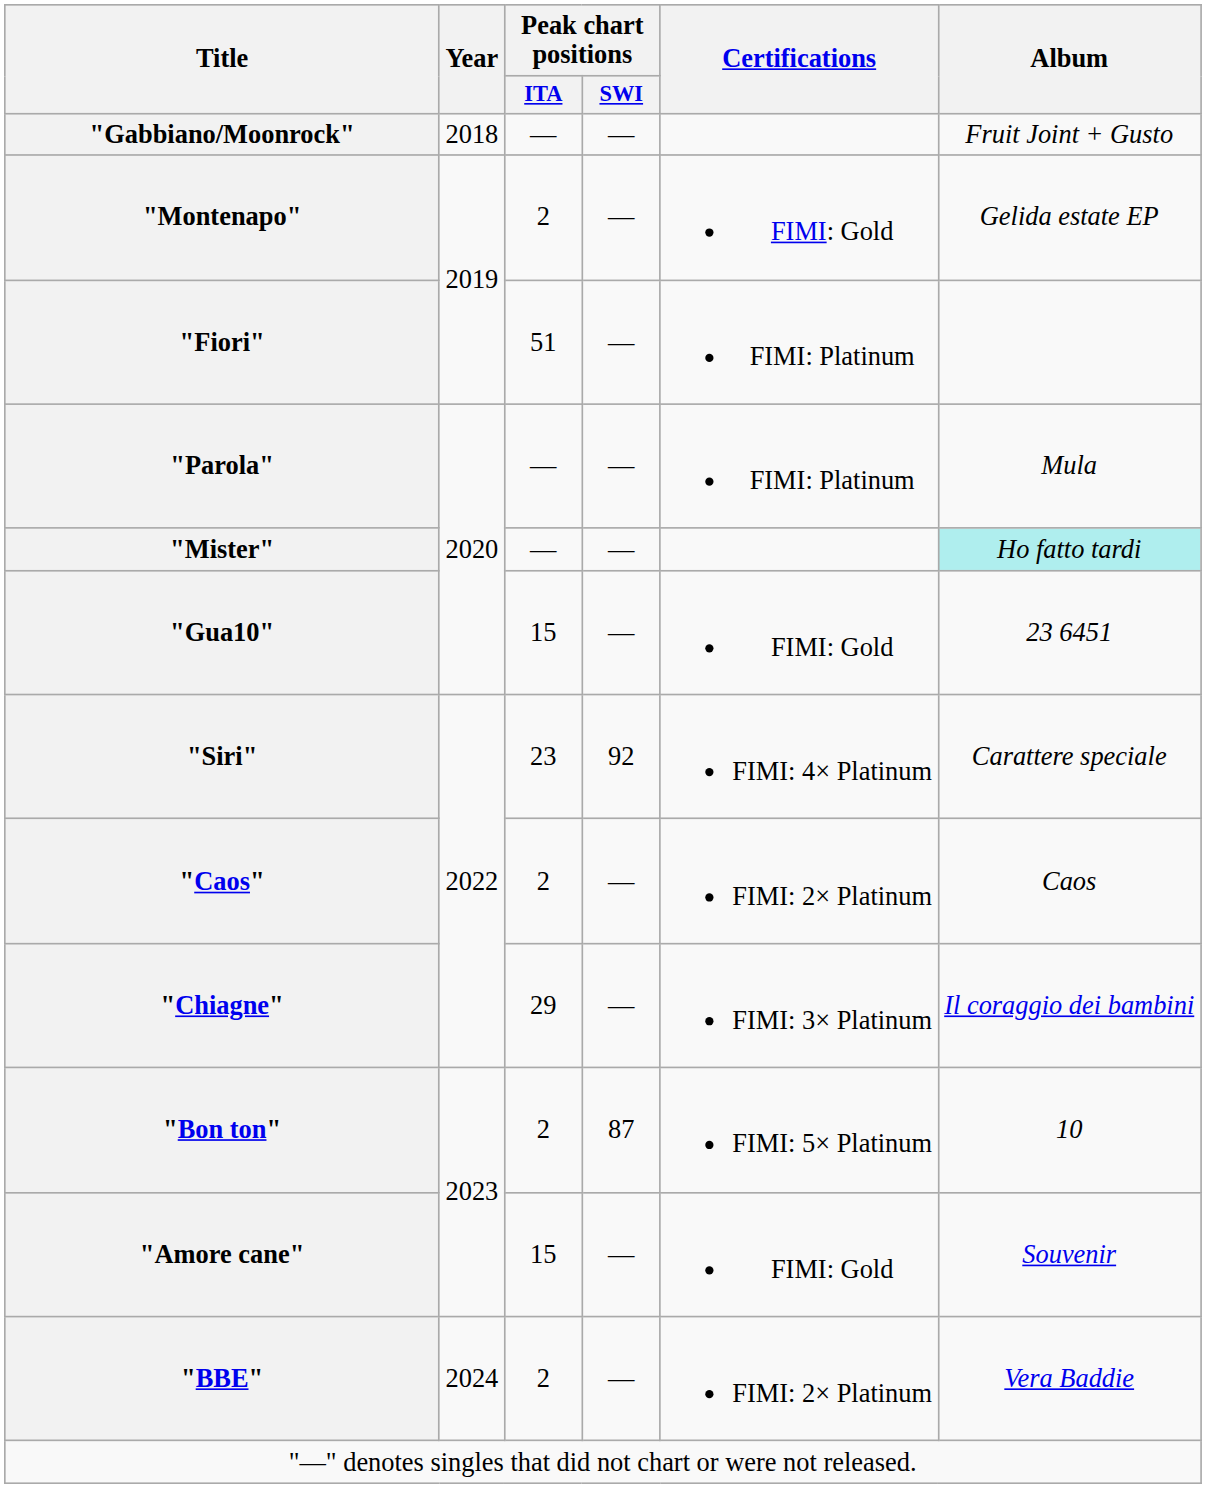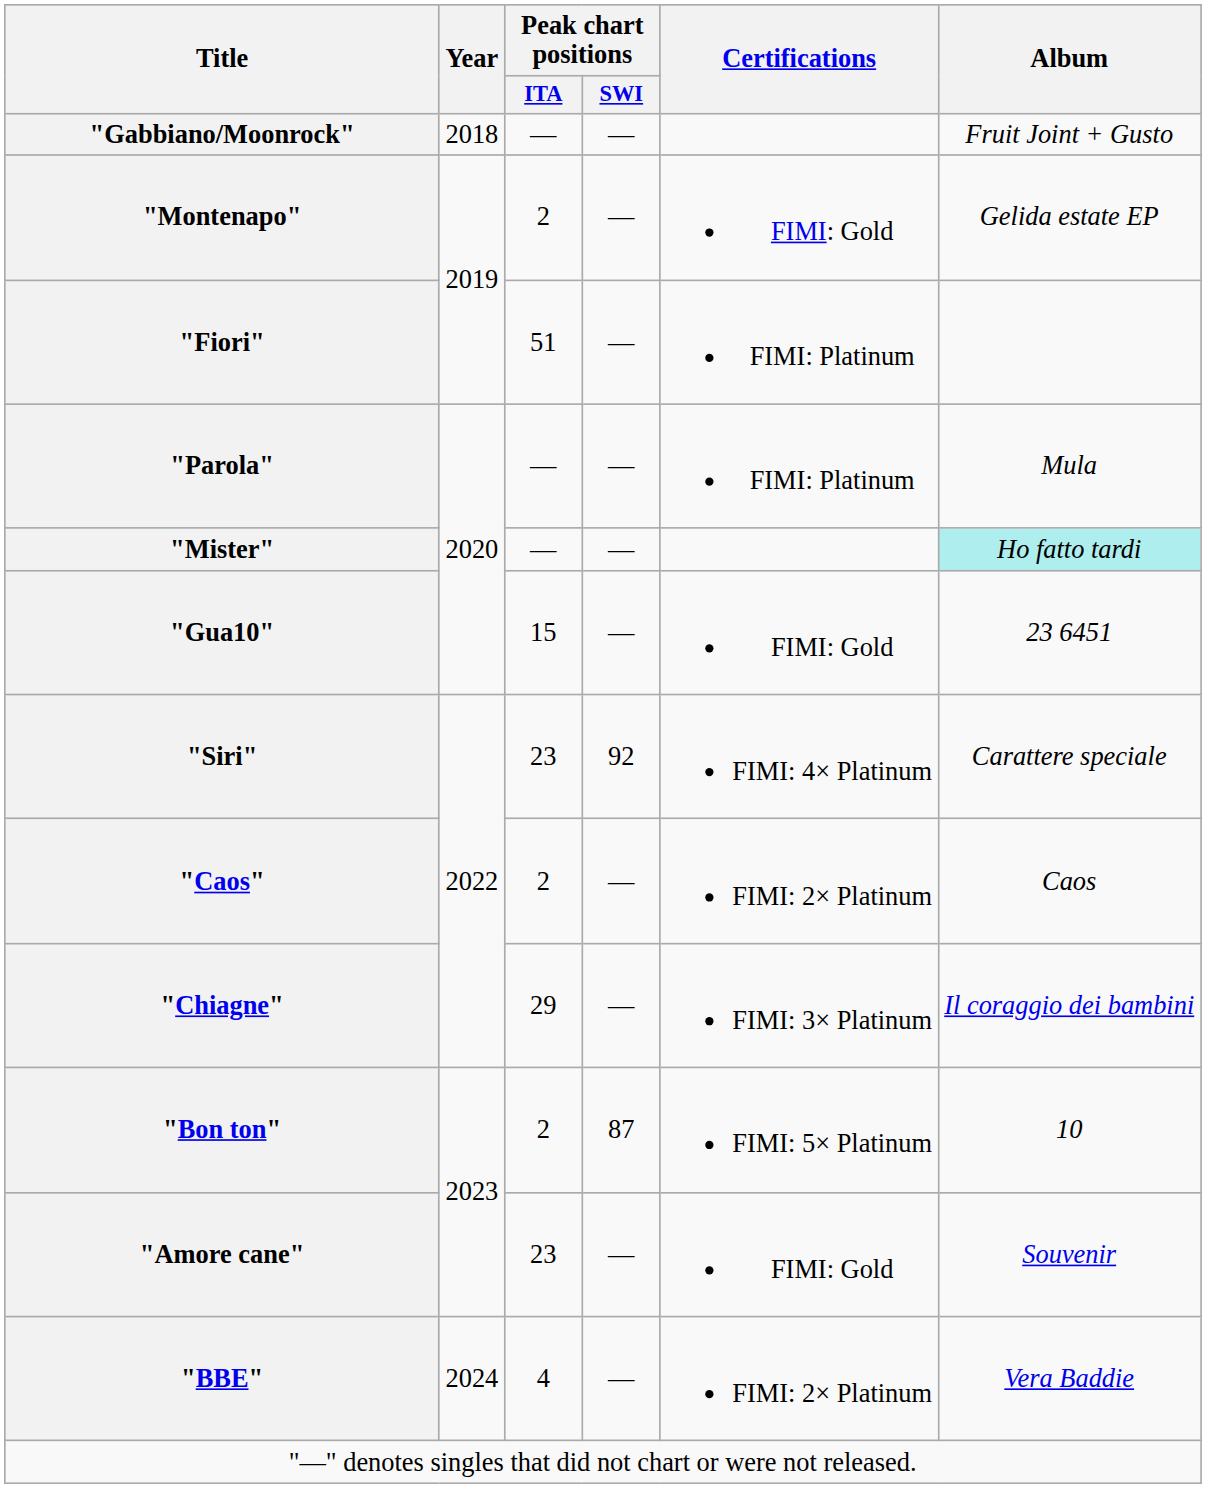(543, 1253) 15 -> (543, 1253) 23
(543, 1378) 2 -> (543, 1378) 4
